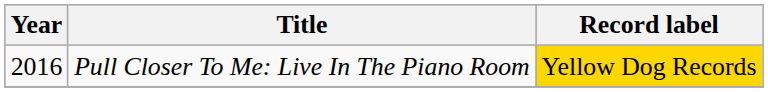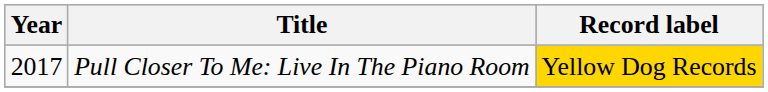(37, 65) 2016 -> (37, 65) 2017
